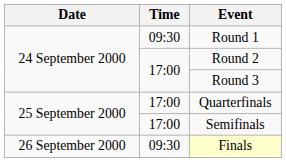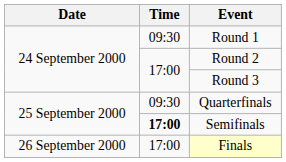(164, 102) 17:00 -> (164, 102) 09:30
(164, 124) normal -> (164, 124) bold
(164, 146) 09:30 -> (164, 146) 17:00
